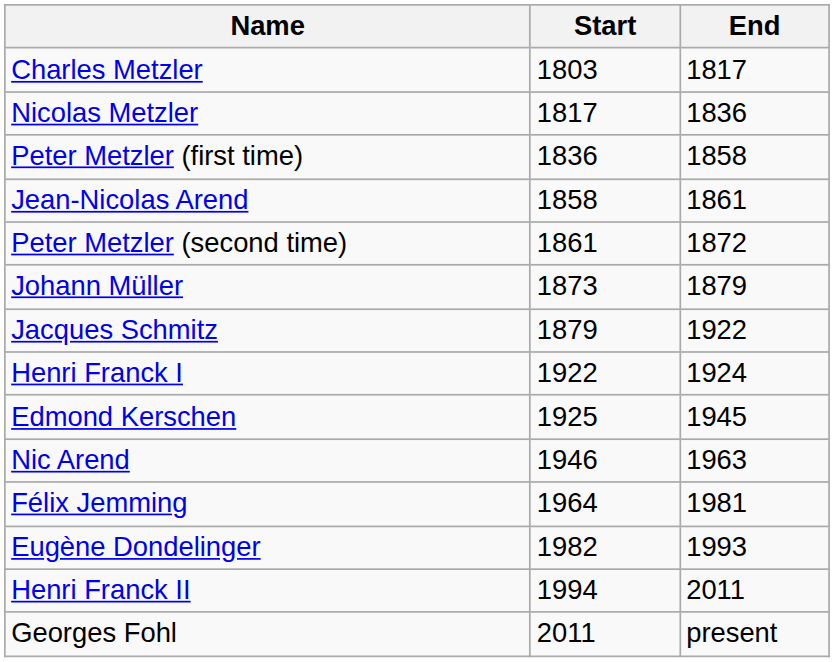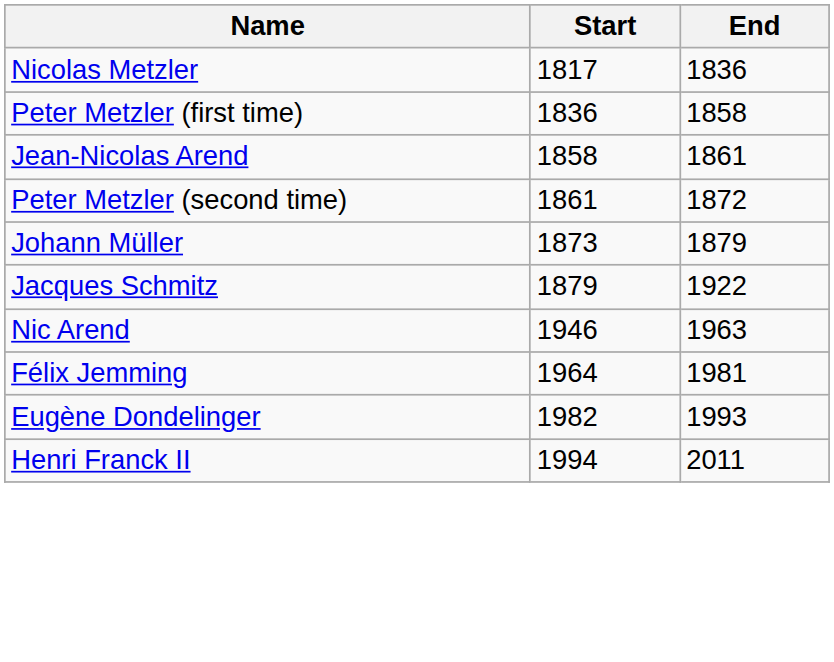- row: (107, 69)
- row: (97, 373)
- row: (124, 416)
- row: (94, 633)
